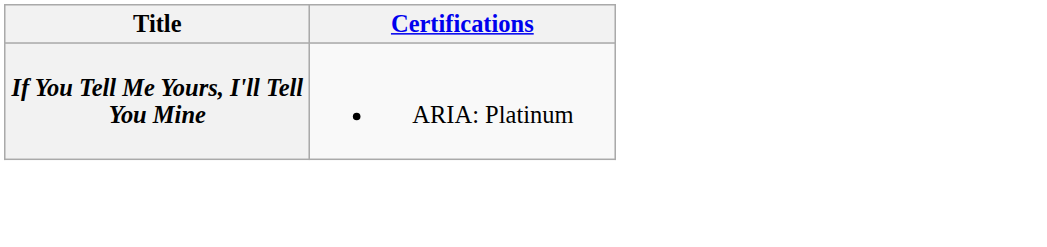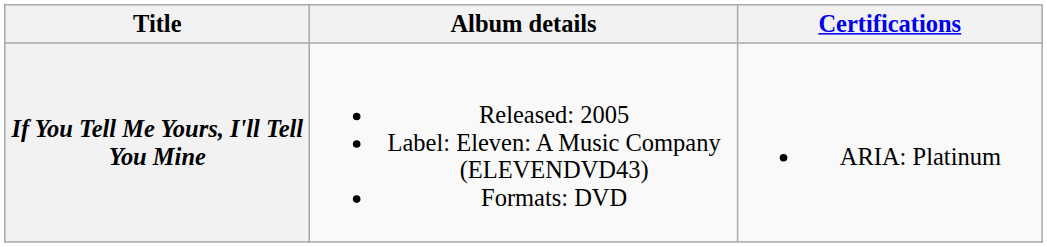+ column: (524, 23)
